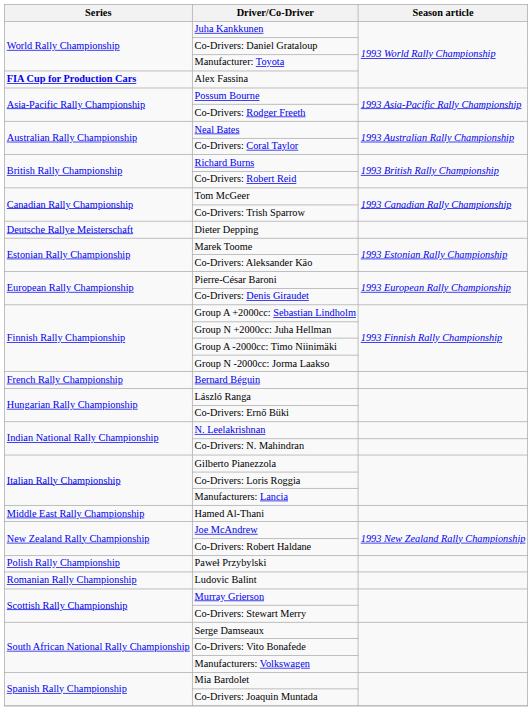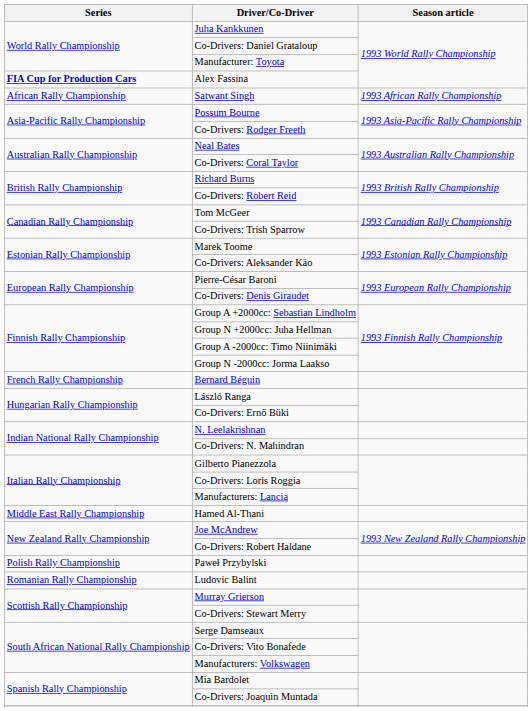+ row: (224, 96)
- row: (226, 229)
